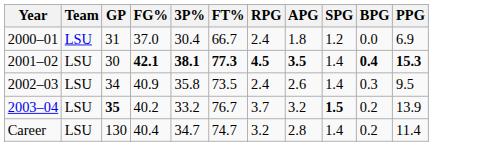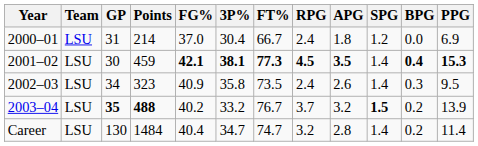+ column: (153, 15)
